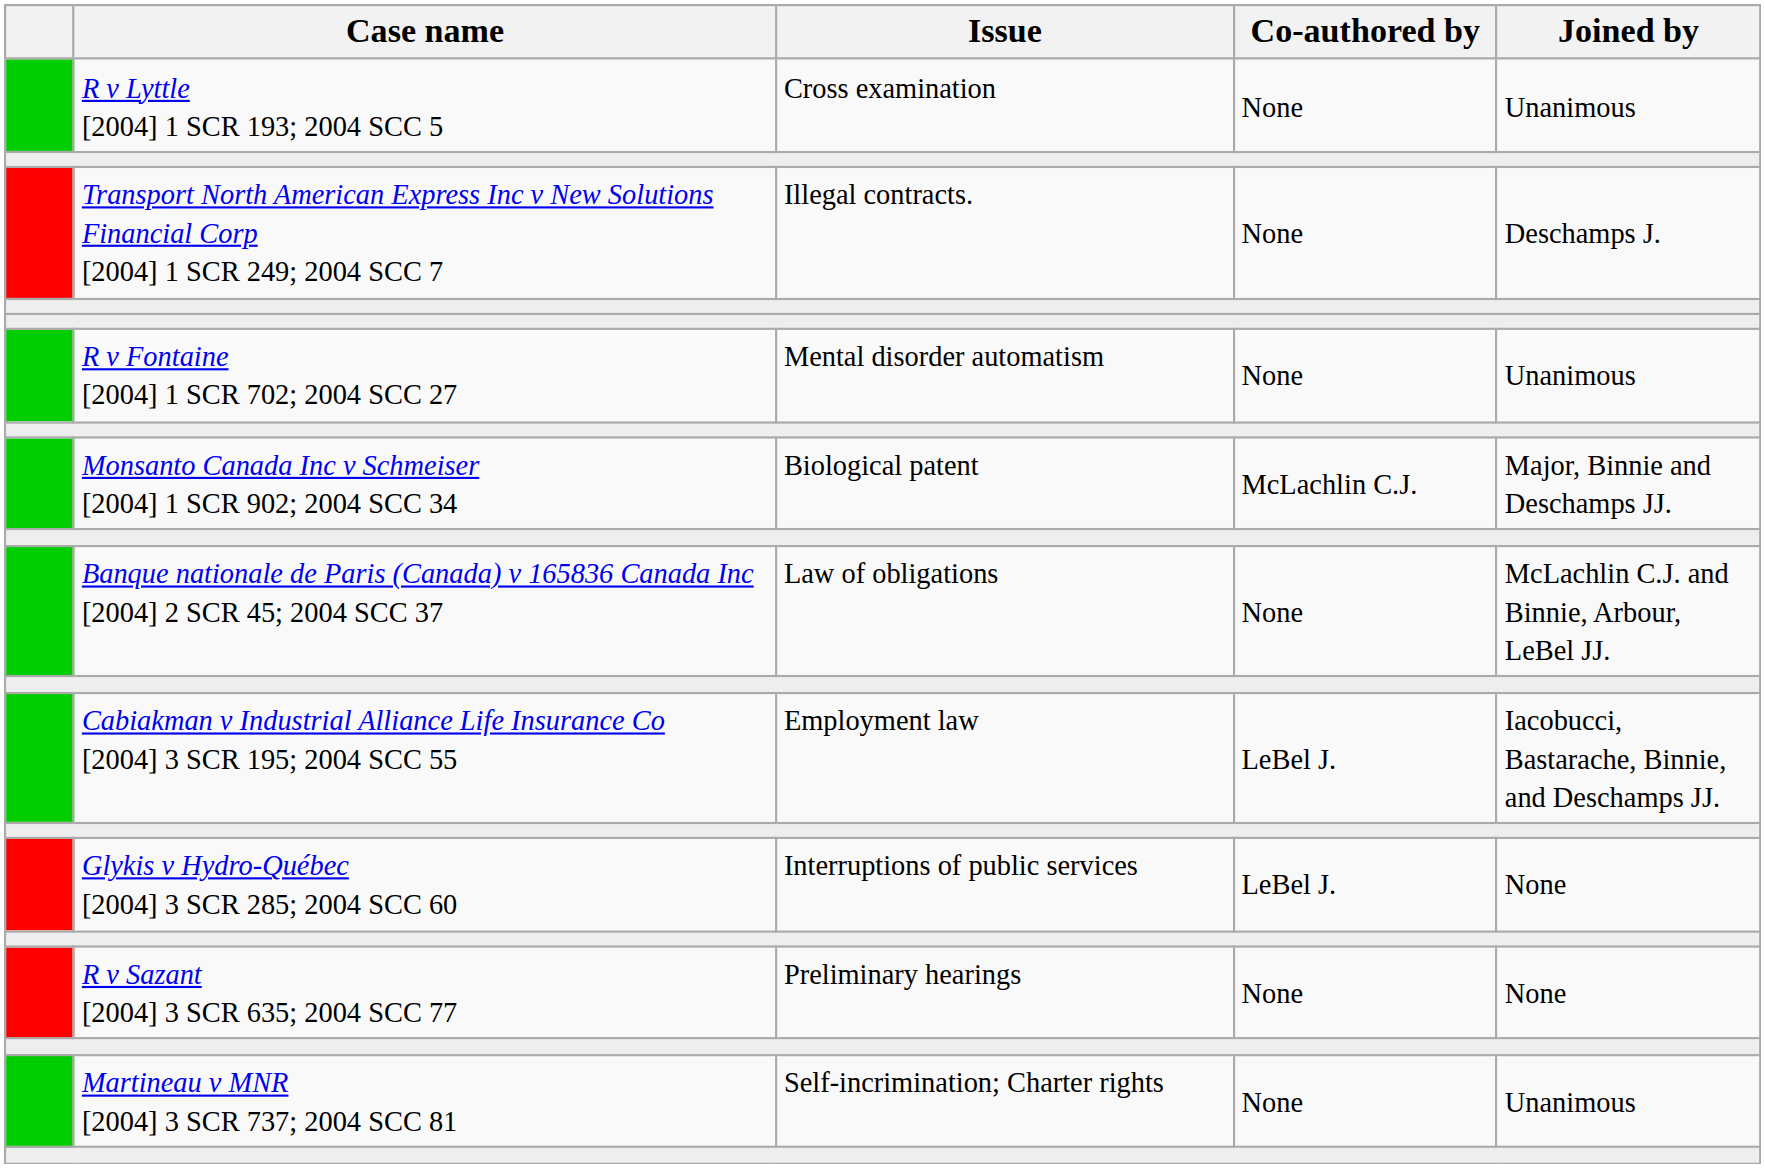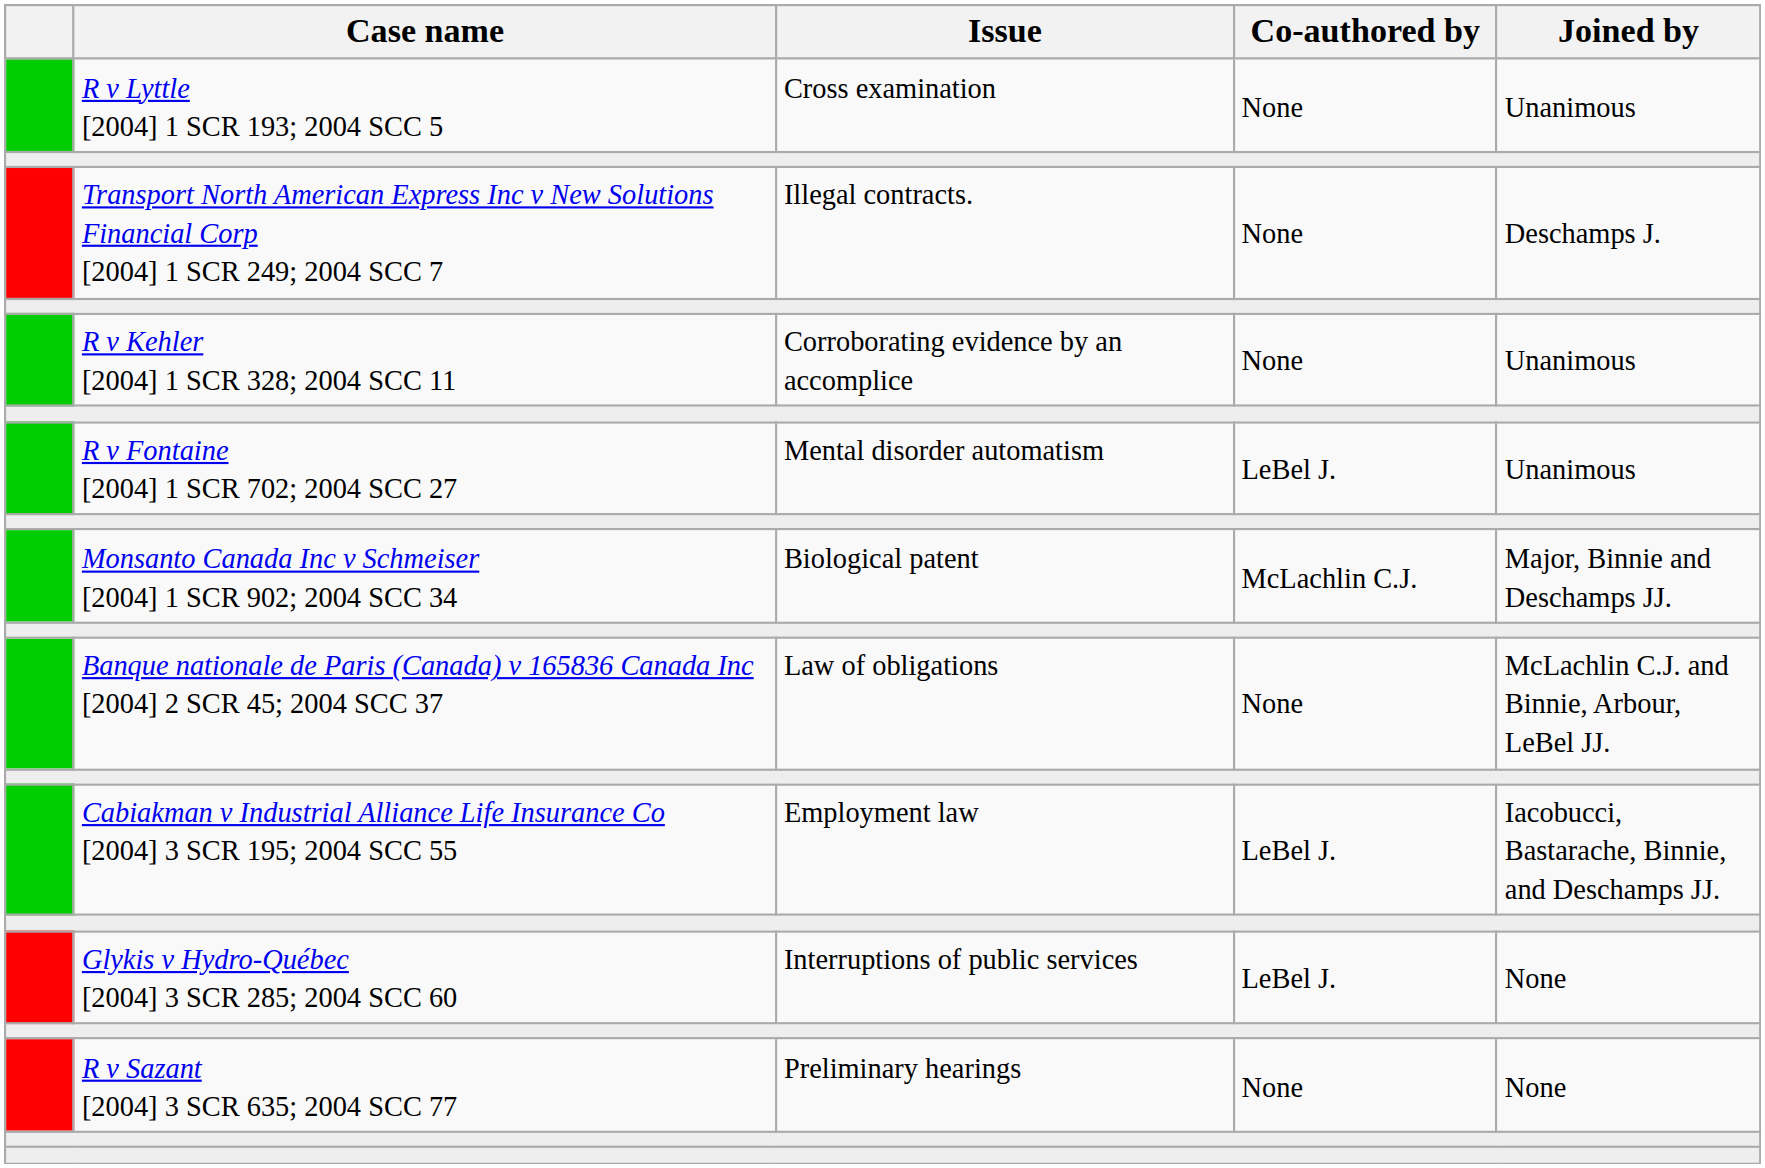+ row: (269, 361)
(1272, 377) None -> (1289, 469) LeBel J.
- row: (270, 1102)
